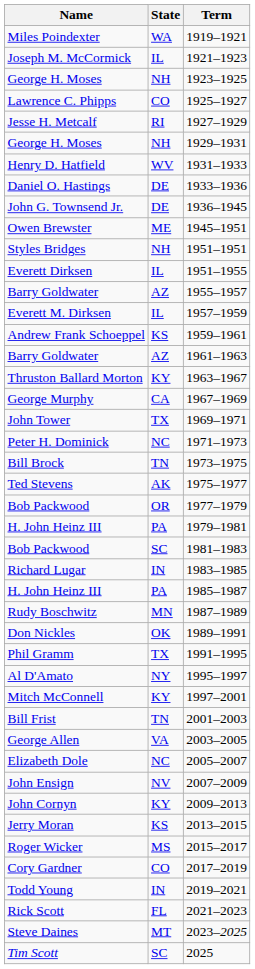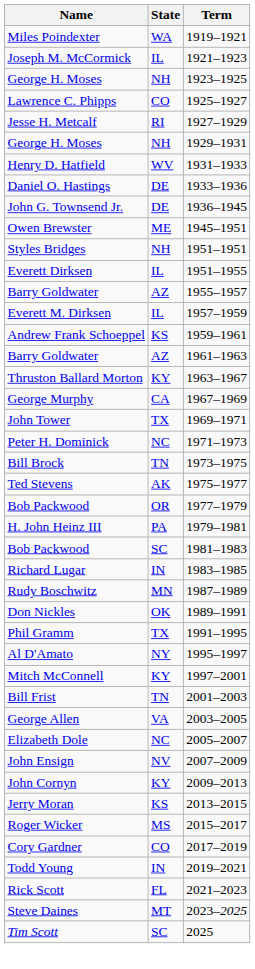- row: (55, 590)
